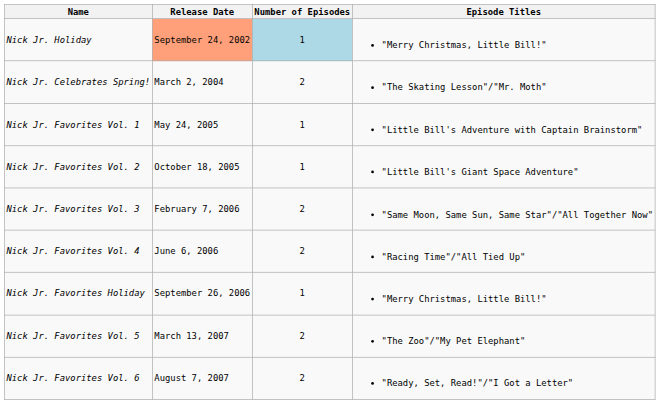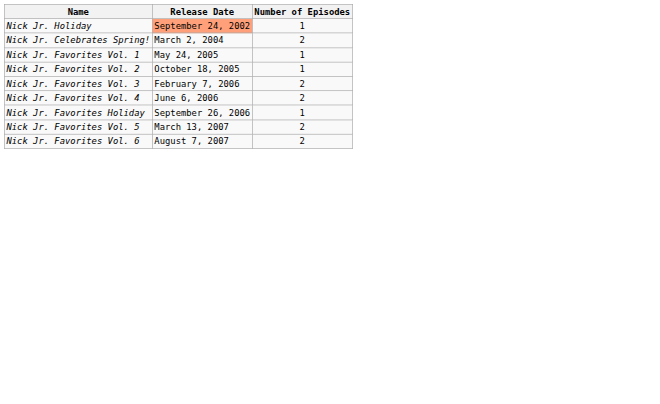- column: (504, 12)
(302, 40) lightblue background -> (302, 26) no background
